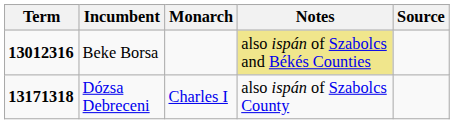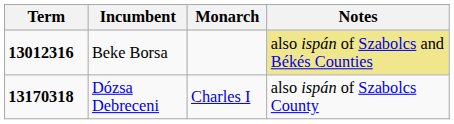- column: (421, 17)
(41, 96) 13171318 -> (41, 96) 13170318
